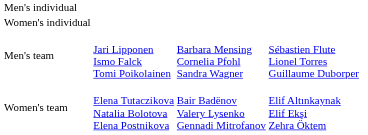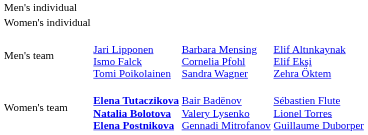(314, 61) Sébastien Flute Lionel Torres Guillaume Duborper -> (310, 61) Elif Altınkaynak Elif Ekşi Zehra Öktem
(134, 113) normal -> (136, 113) bold
(305, 113) Elif Altınkaynak Elif Ekşi Zehra Öktem -> (319, 113) Sébastien Flute Lionel Torres Guillaume Duborper
